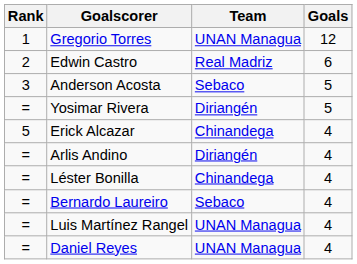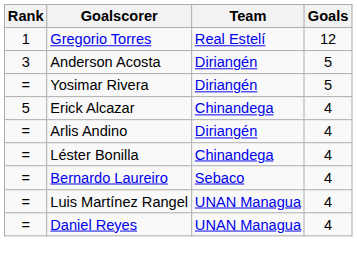(248, 39) UNAN Managua -> (230, 39) Real Estelí
- row: (94, 62)
(220, 86) Sebaco -> (226, 62) Diriangén
